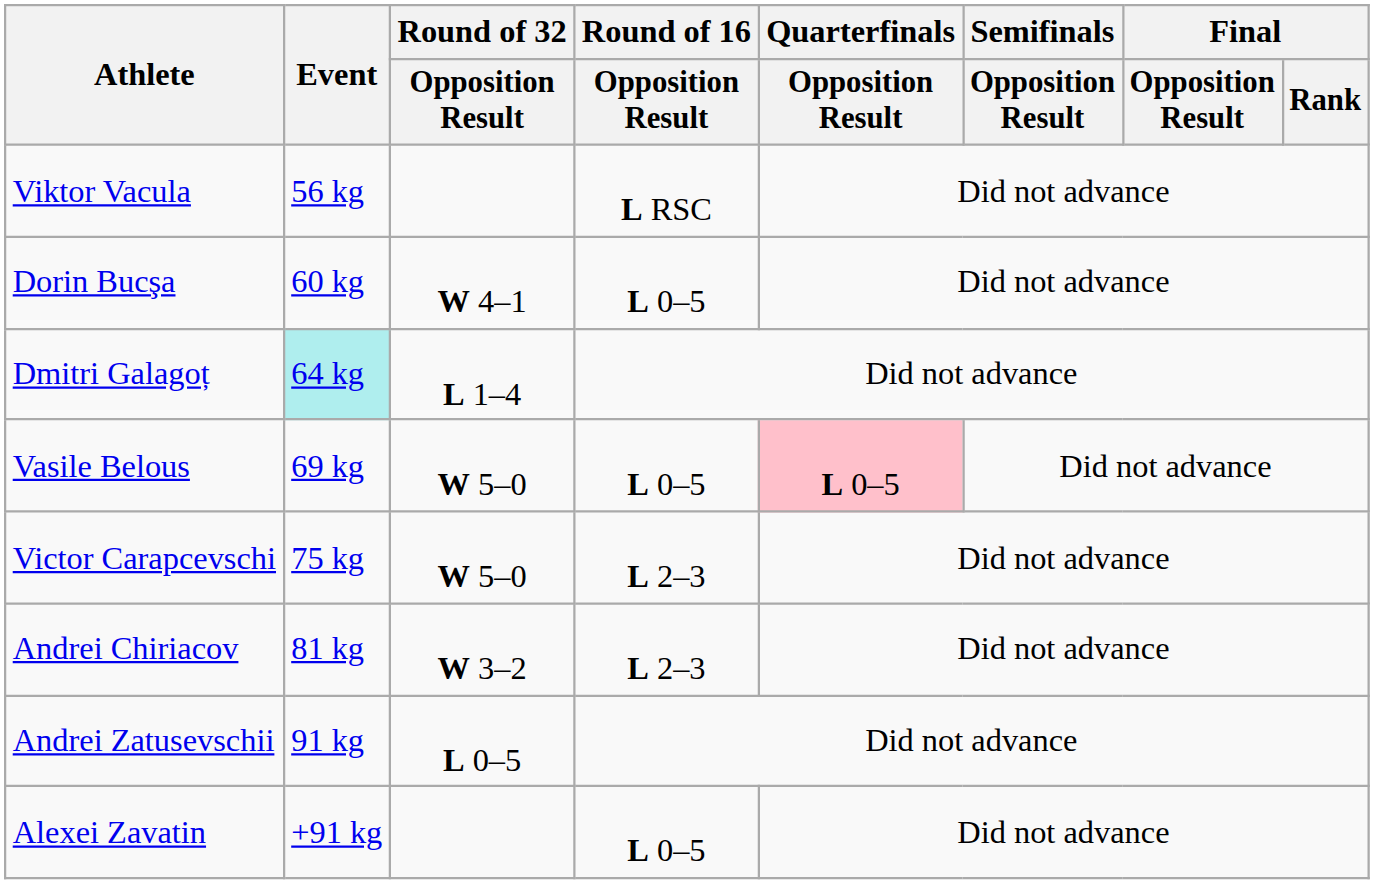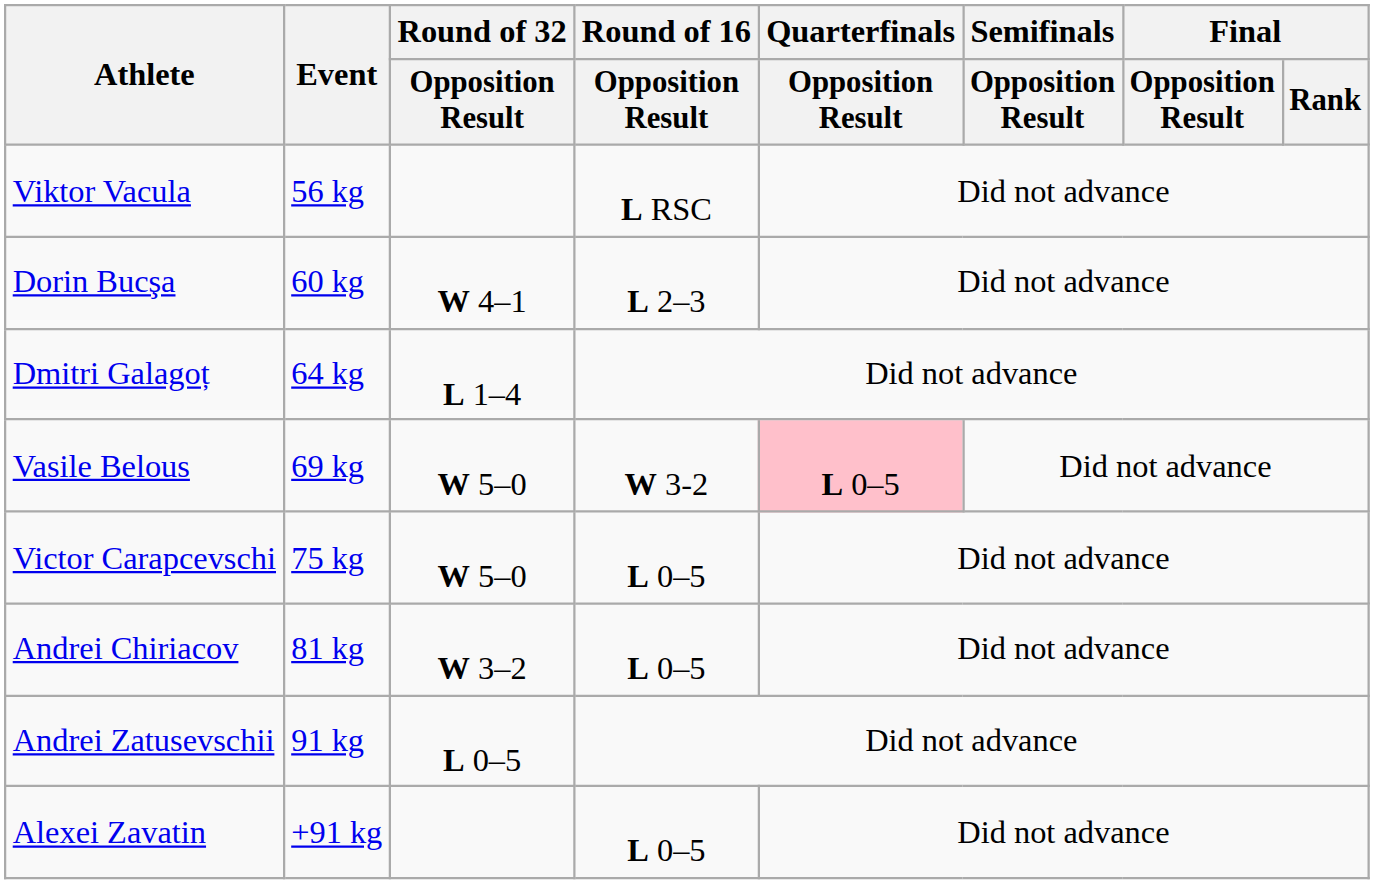(666, 301) L 0–5 -> (666, 301) L 2–3
(328, 374) paleturquoise background -> (328, 374) no background
(666, 484) L 0–5 -> (666, 484) W 3-2
(666, 576) L 2–3 -> (666, 576) L 0–5
(666, 668) L 2–3 -> (666, 668) L 0–5
